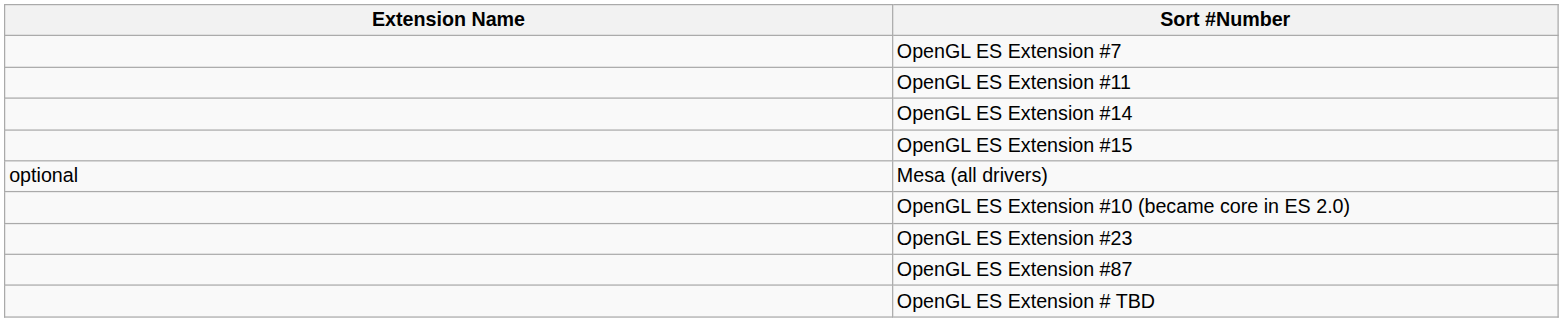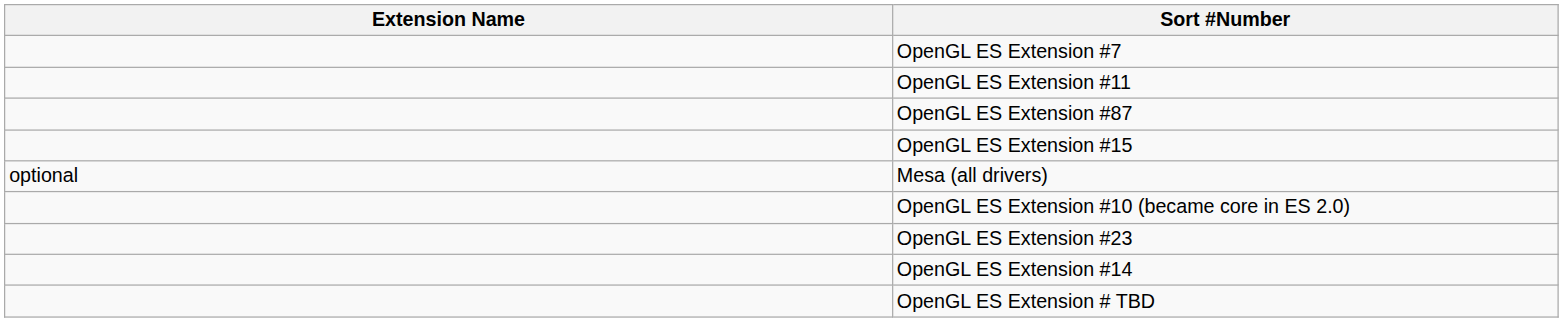rows swapped: (1015, 113) <-> (1015, 269)
